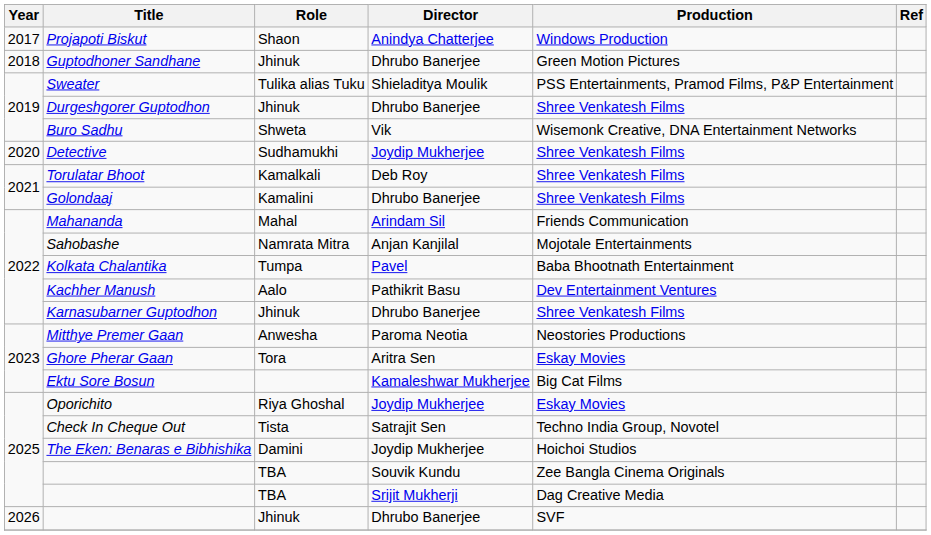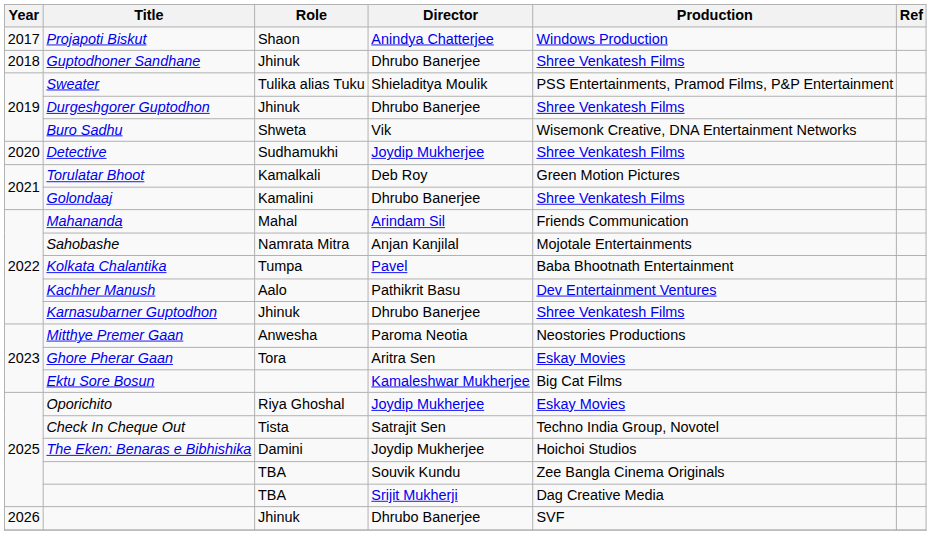(608, 61) Green Motion Pictures -> (611, 61) Shree Venkatesh Films
(611, 175) Shree Venkatesh Films -> (608, 175) Green Motion Pictures
